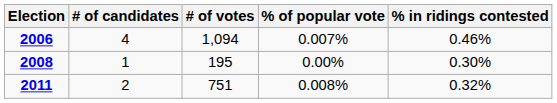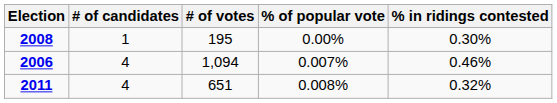rows swapped: (36, 39) <-> (36, 62)
(125, 86) 2 -> (125, 86) 4
(220, 86) 751 -> (220, 86) 651
